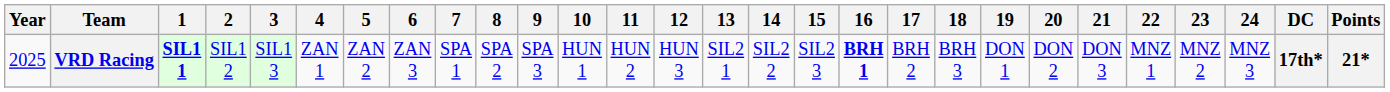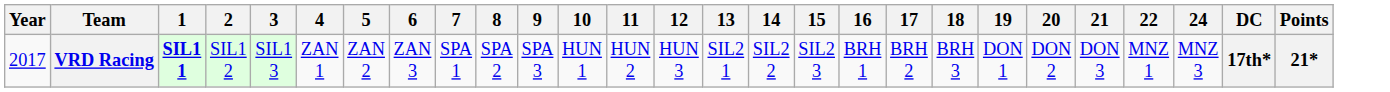- column: (1200, 19)
(27, 60) 2025 -> (27, 60) 2017
(864, 60) bold -> (863, 60) normal
